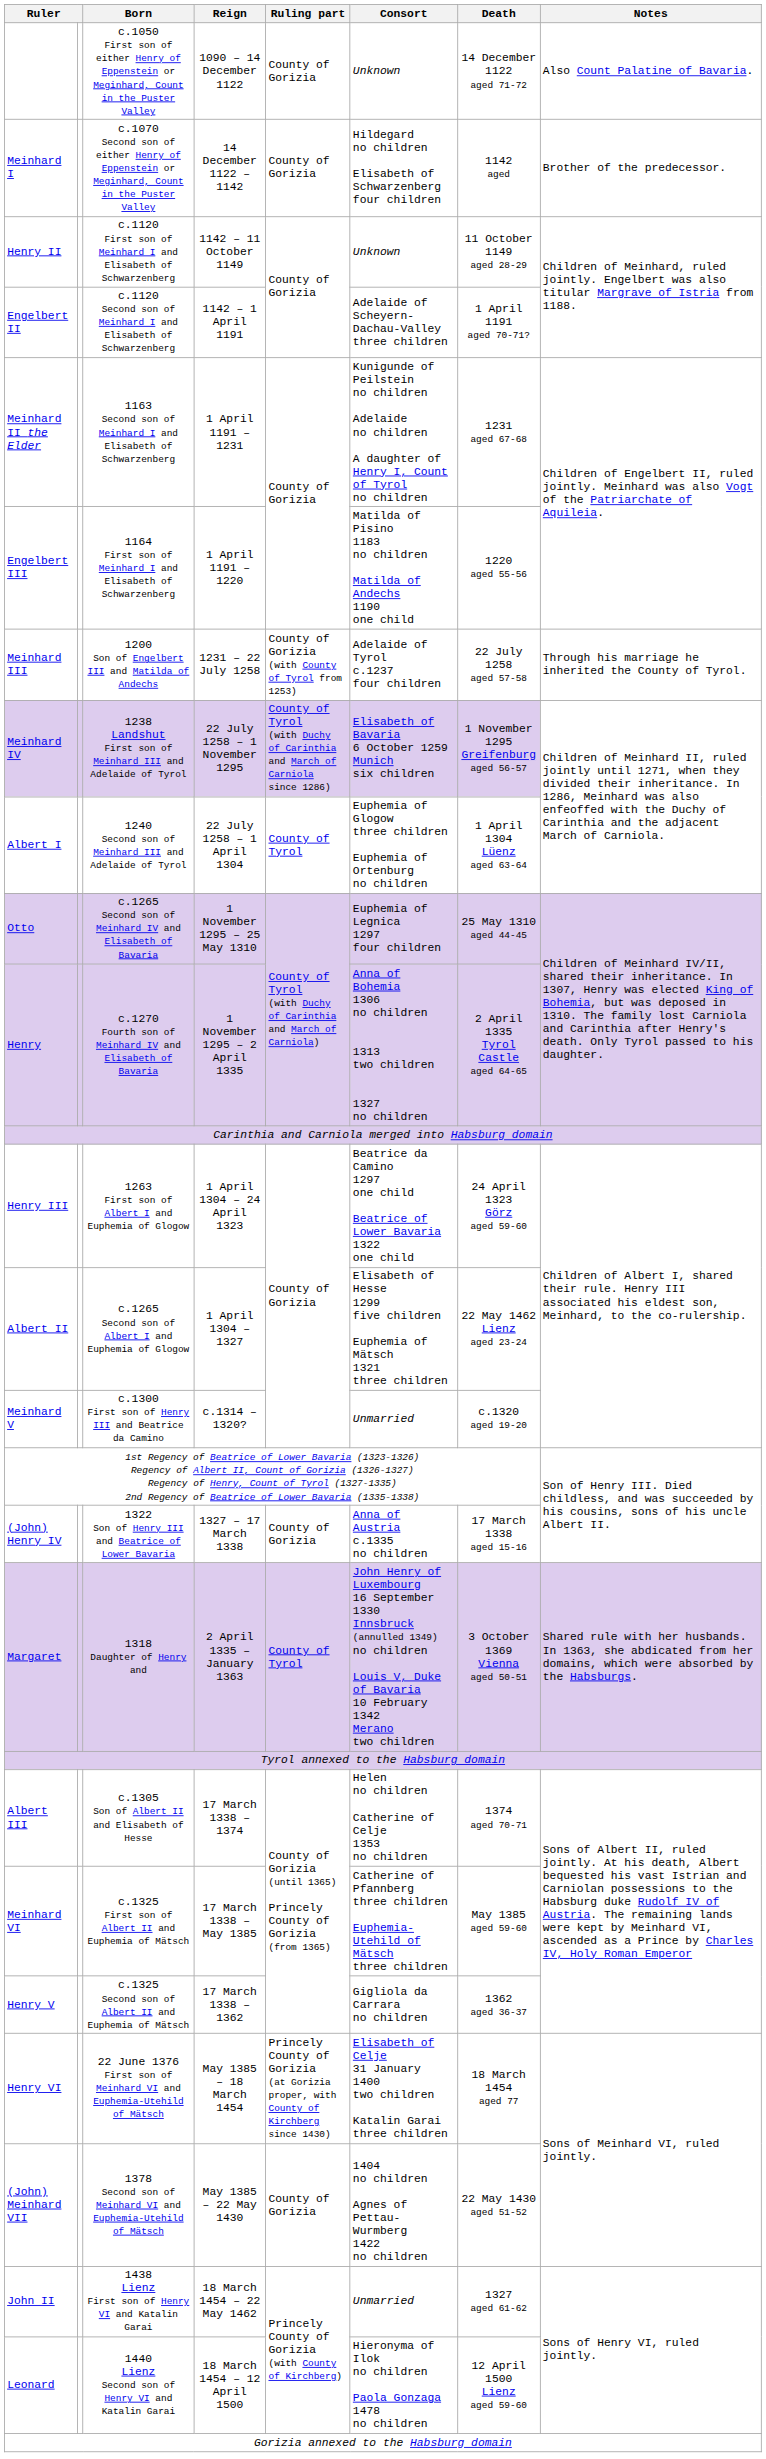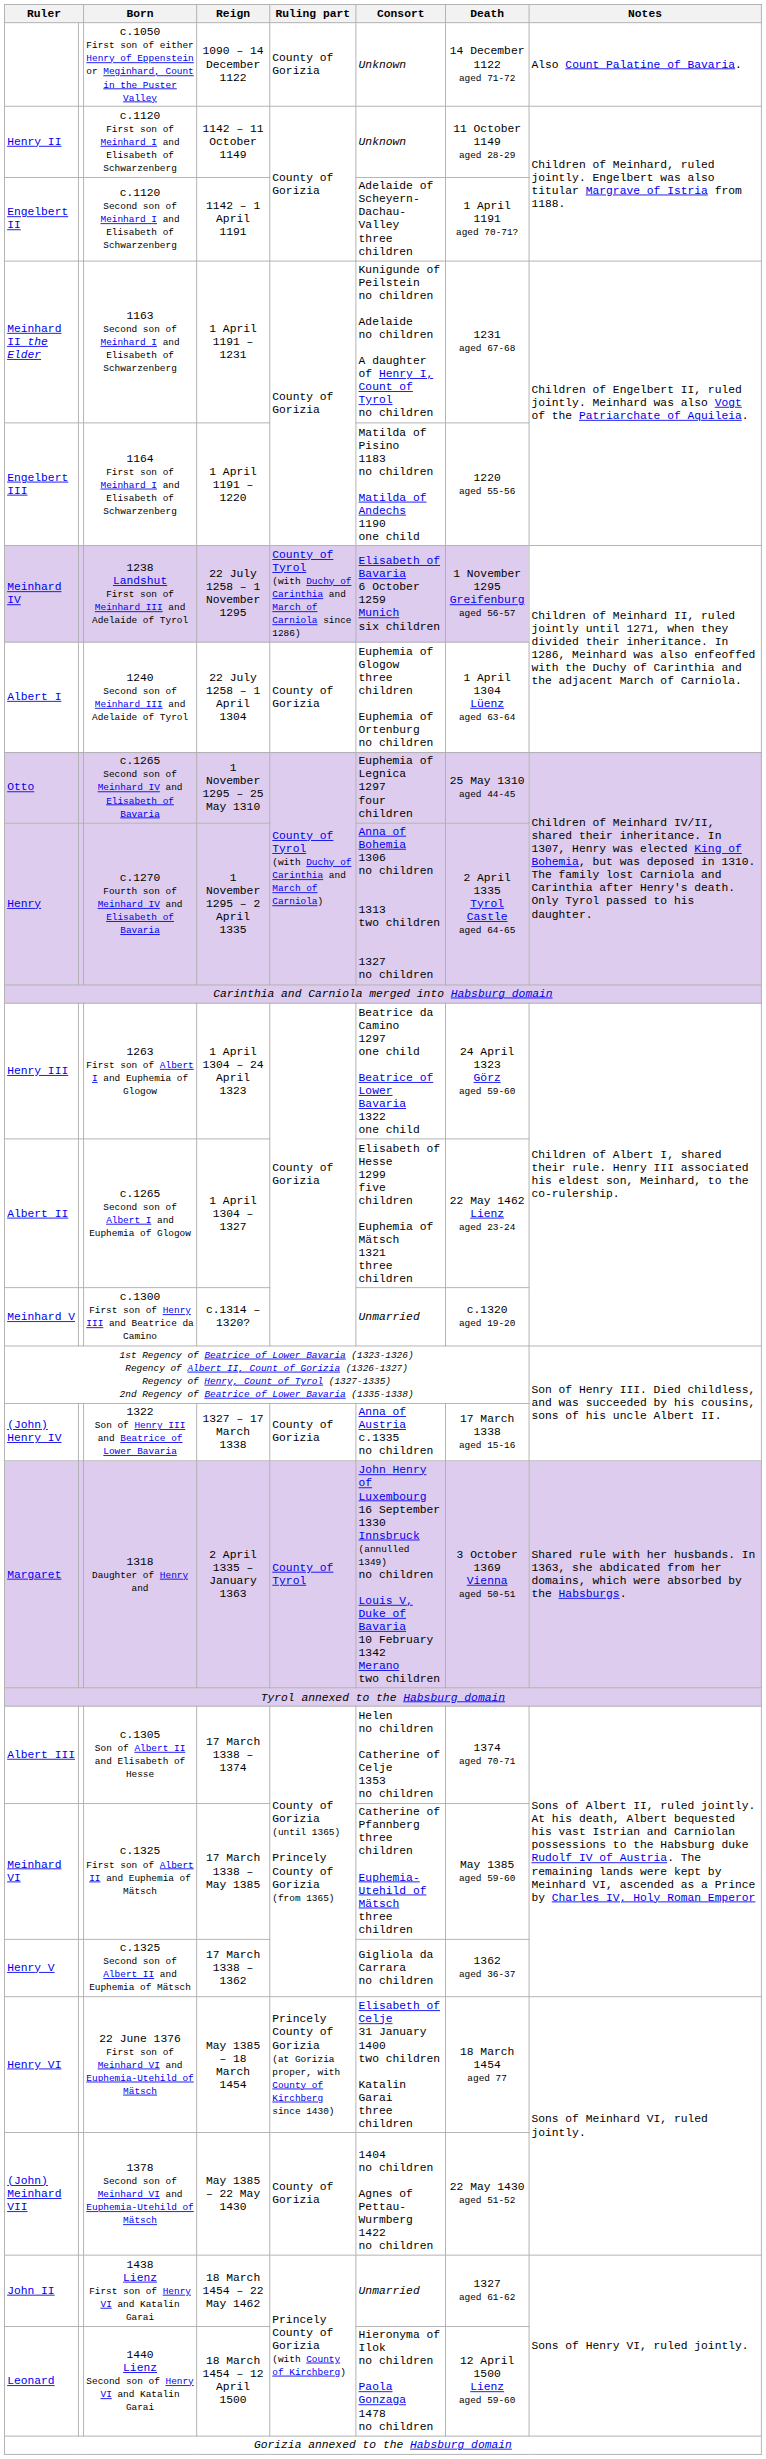- row: (34, 168)
- row: (34, 665)
(299, 845) County of Tyrol -> (303, 697) County of Gorizia
